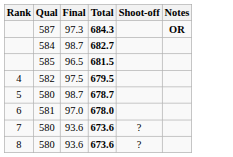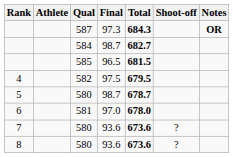+ column: (52, 12)
